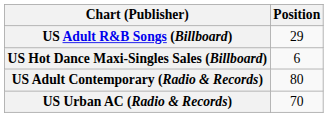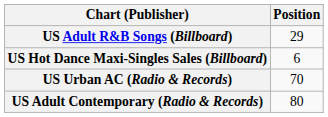rows swapped: (137, 79) <-> (137, 101)
